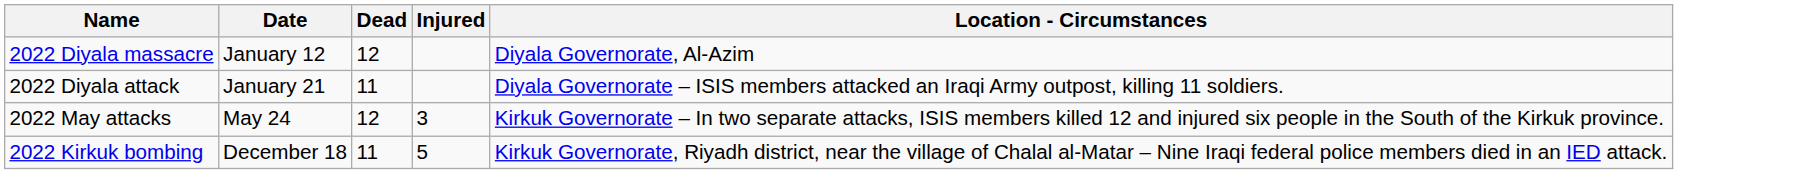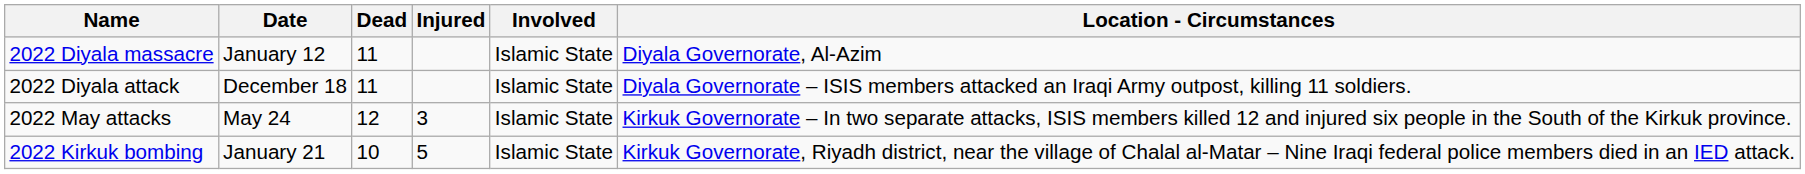+ column: (554, 20)
(368, 53) 12 -> (367, 53) 11
(274, 86) January 21 -> (285, 86) December 18
(285, 151) December 18 -> (274, 151) January 21
(367, 151) 11 -> (368, 151) 10
